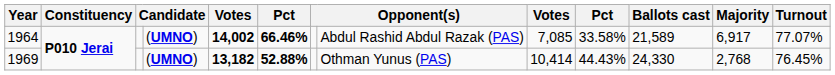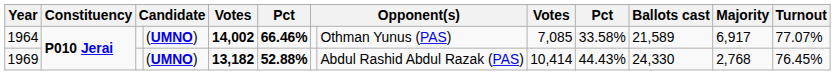(422, 37) Abdul Rashid Abdul Razak (PAS) -> (386, 37) Othman Yunus (PAS)
(386, 59) Othman Yunus (PAS) -> (422, 59) Abdul Rashid Abdul Razak (PAS)
